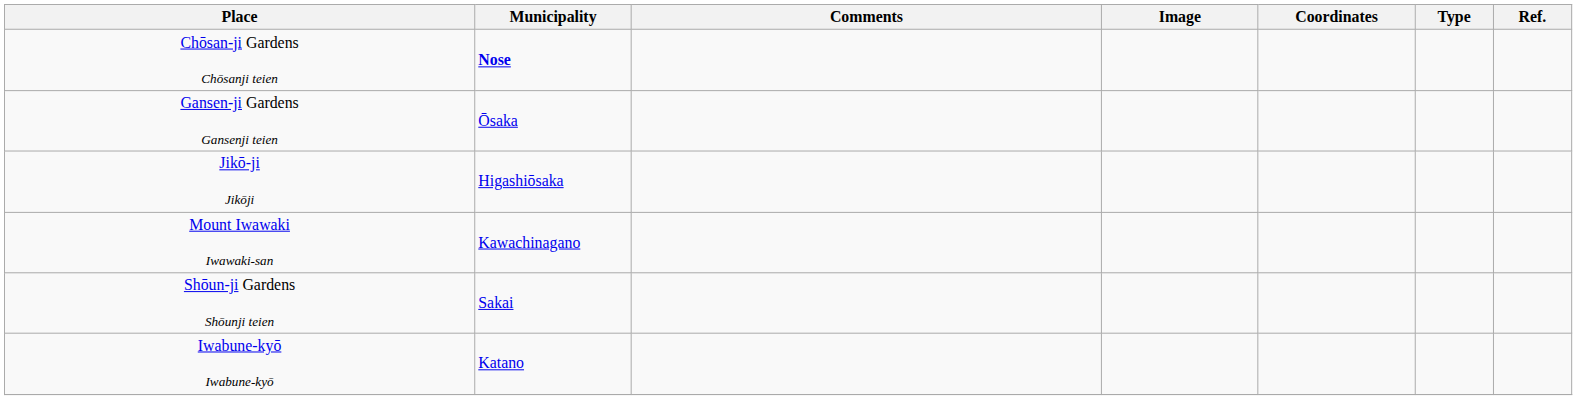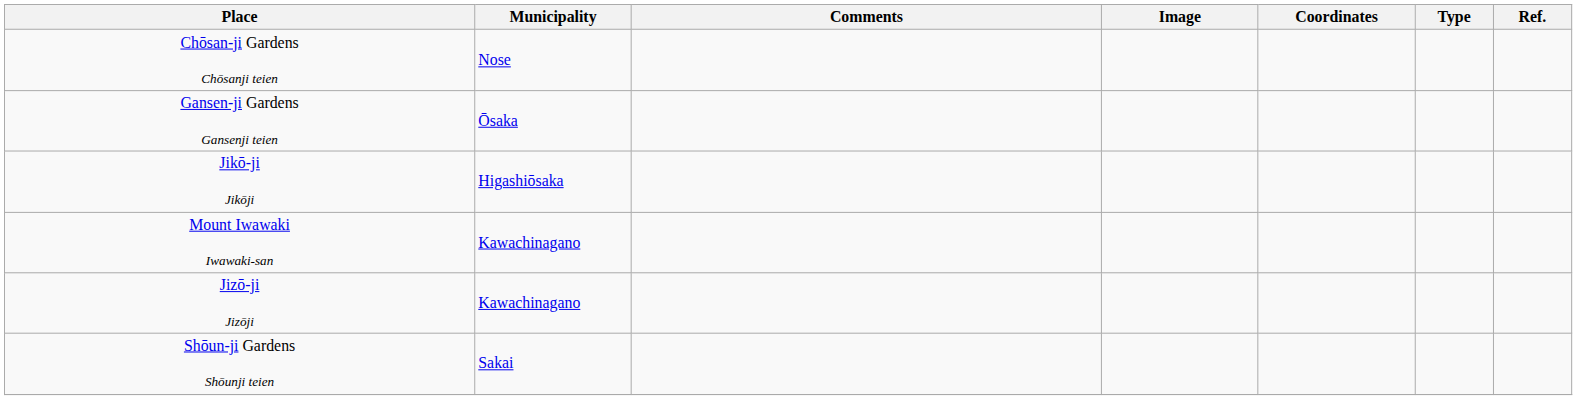(495, 60) bold -> (495, 60) normal
+ row: (240, 303)
- row: (240, 363)
